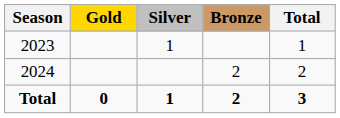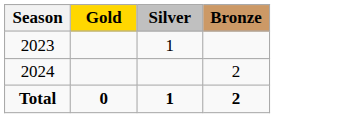- column: (302, 17)
